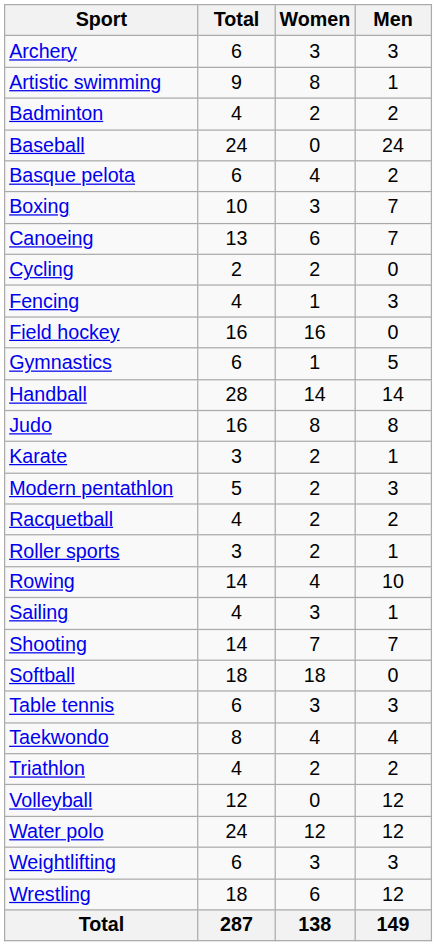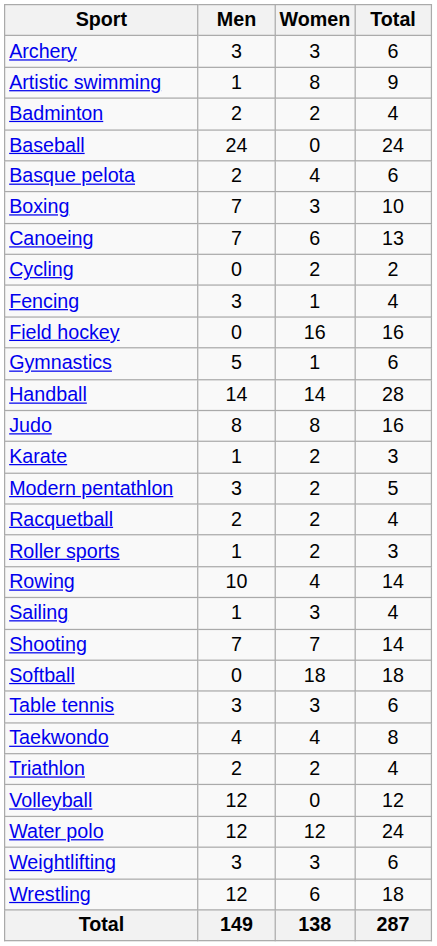columns swapped: (393, 20) <-> (237, 20)
